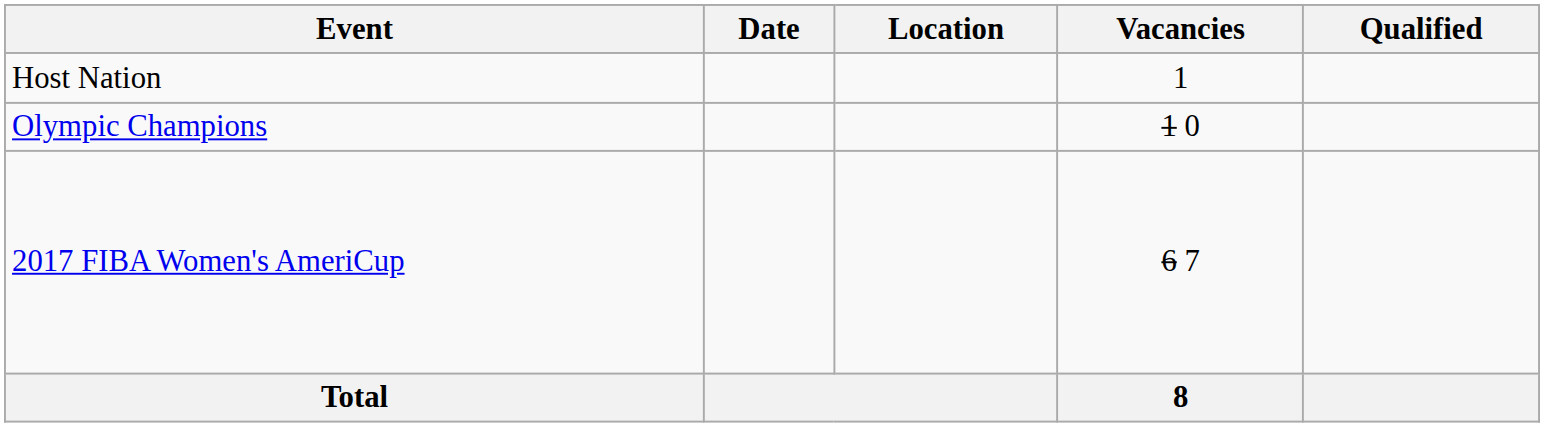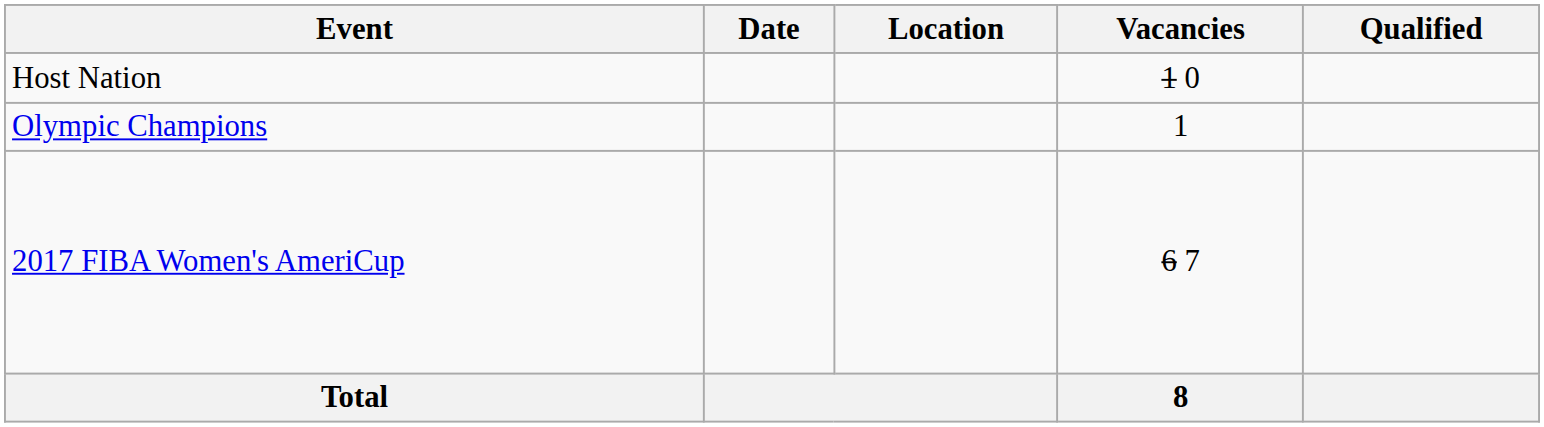(1181, 77) 1 -> (1181, 77) 1 0
(1181, 126) 1 0 -> (1181, 126) 1
